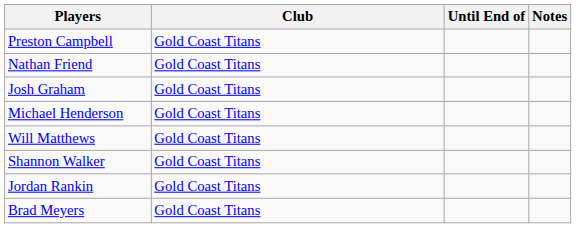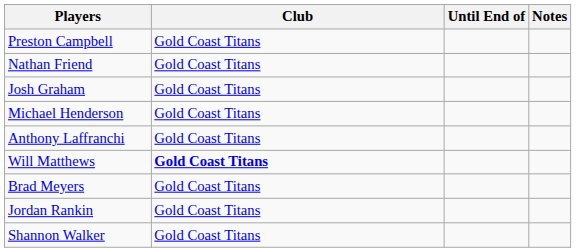+ row: (66, 138)
(207, 138) normal -> (211, 162) bold
rows swapped: (46, 210) <-> (56, 162)
